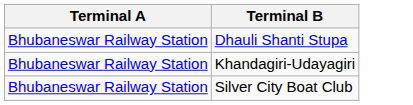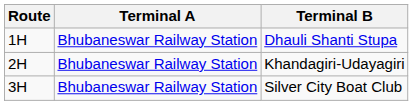+ column: (29, 16)
